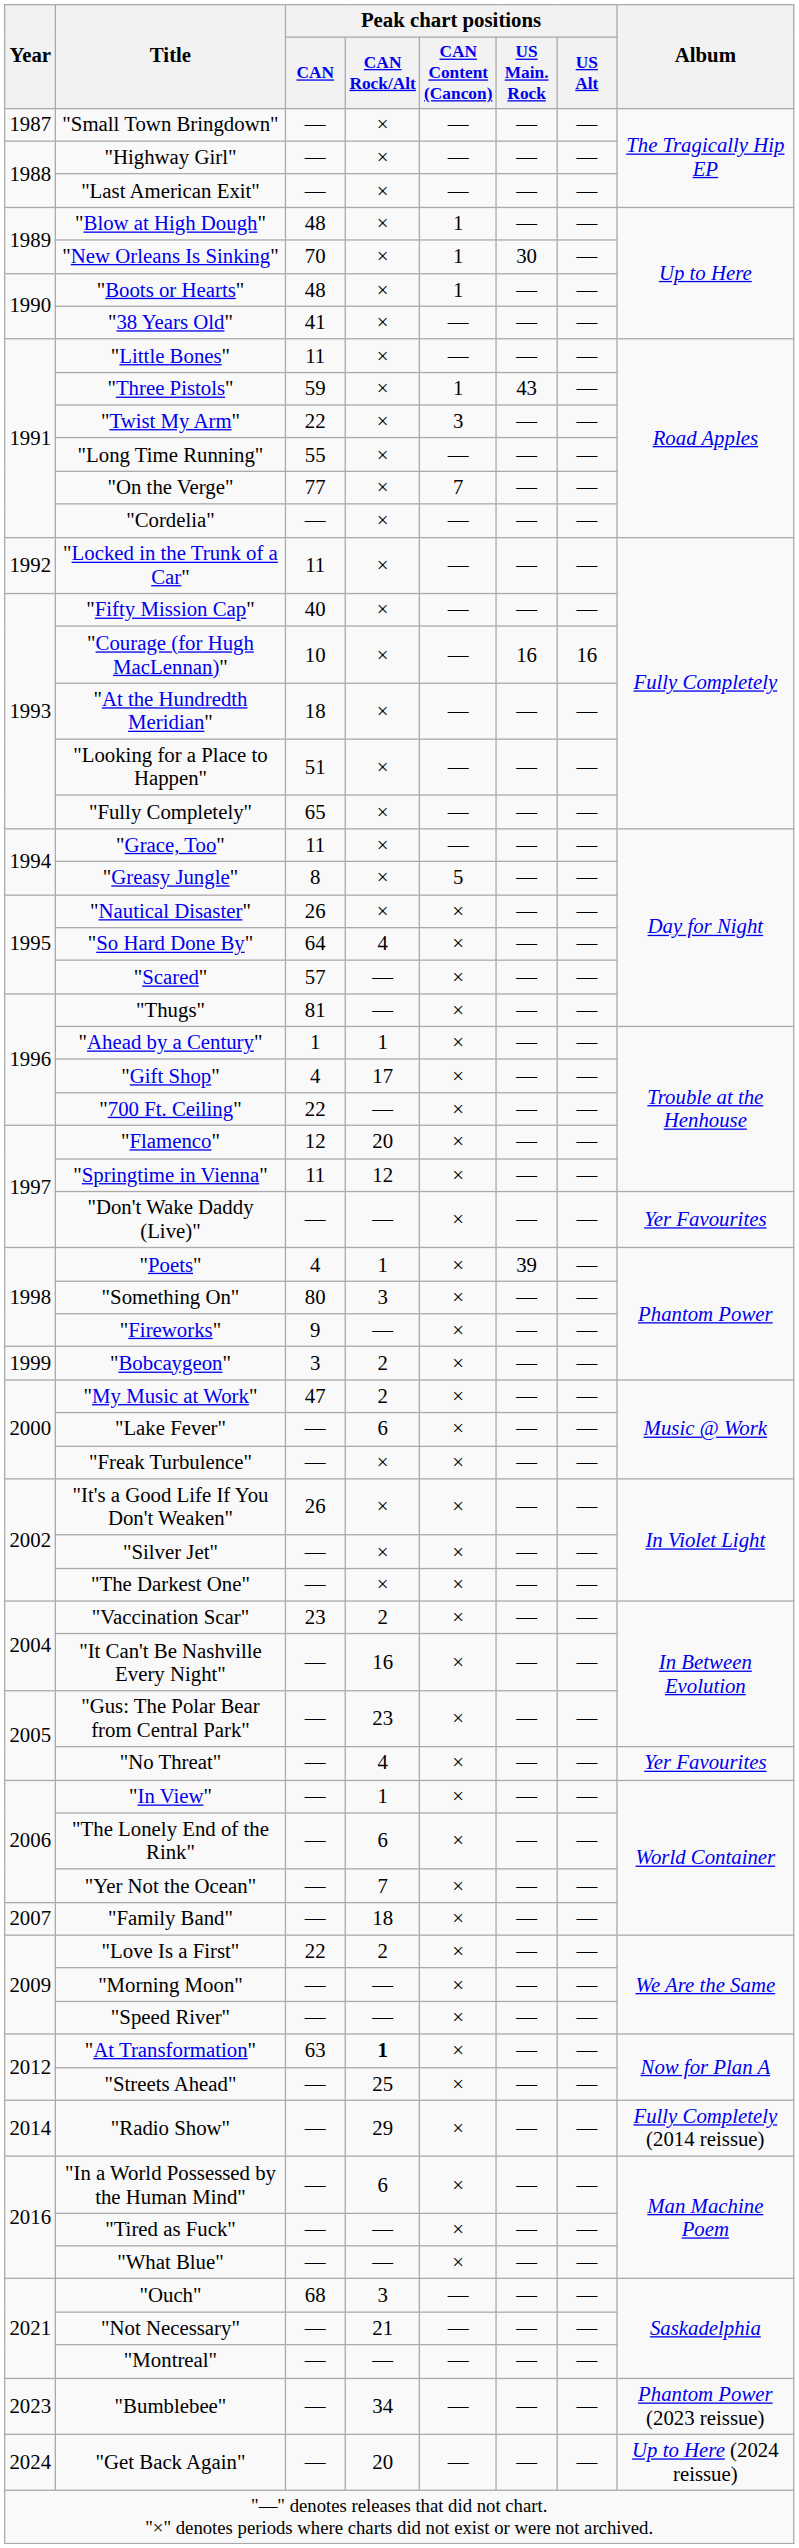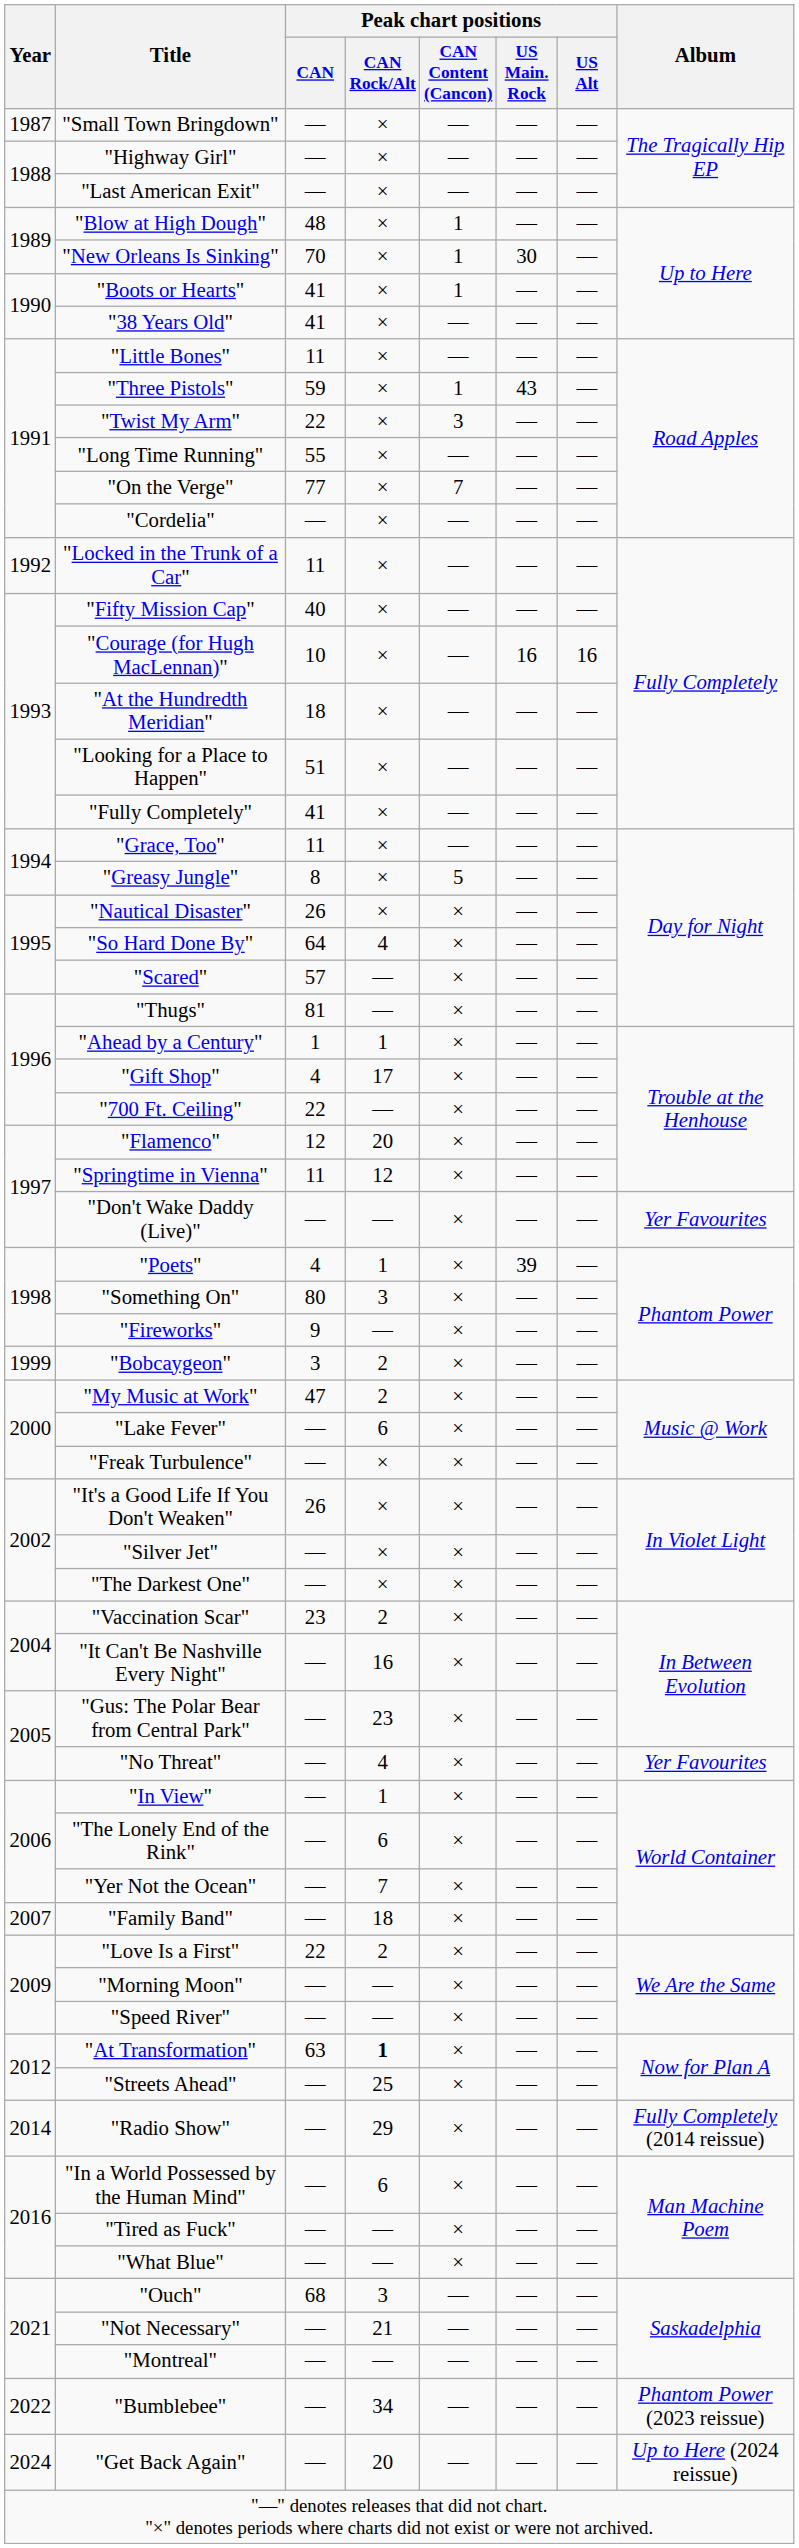(315, 289) 48 -> (315, 289) 41
(315, 811) 65 -> (315, 811) 41
(30, 2405) 2023 -> (30, 2405) 2022
